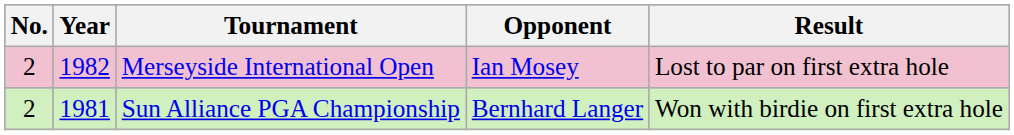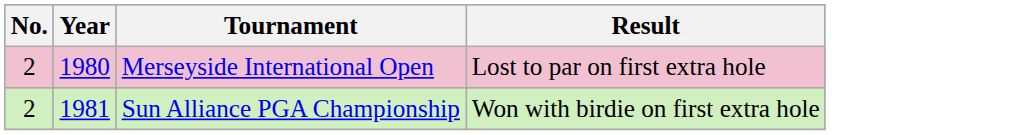- column: (557, 25)
(85, 67) 1982 -> (85, 67) 1980
